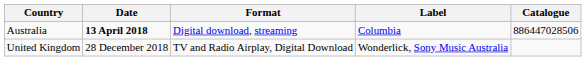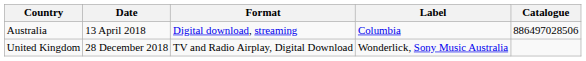(116, 30) bold -> (116, 30) normal
(546, 30) 886447028506 -> (546, 30) 886497028506
